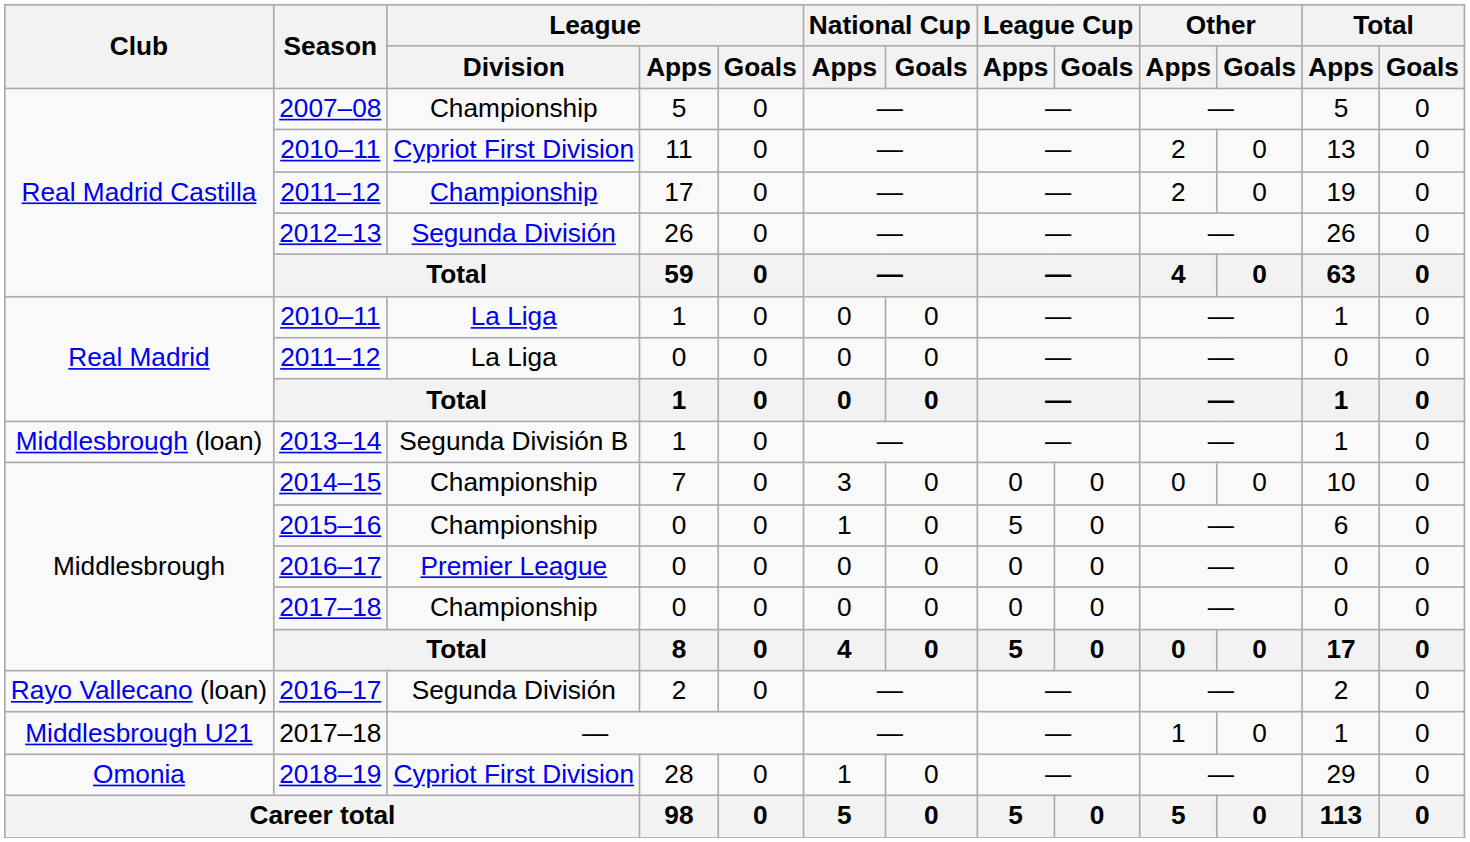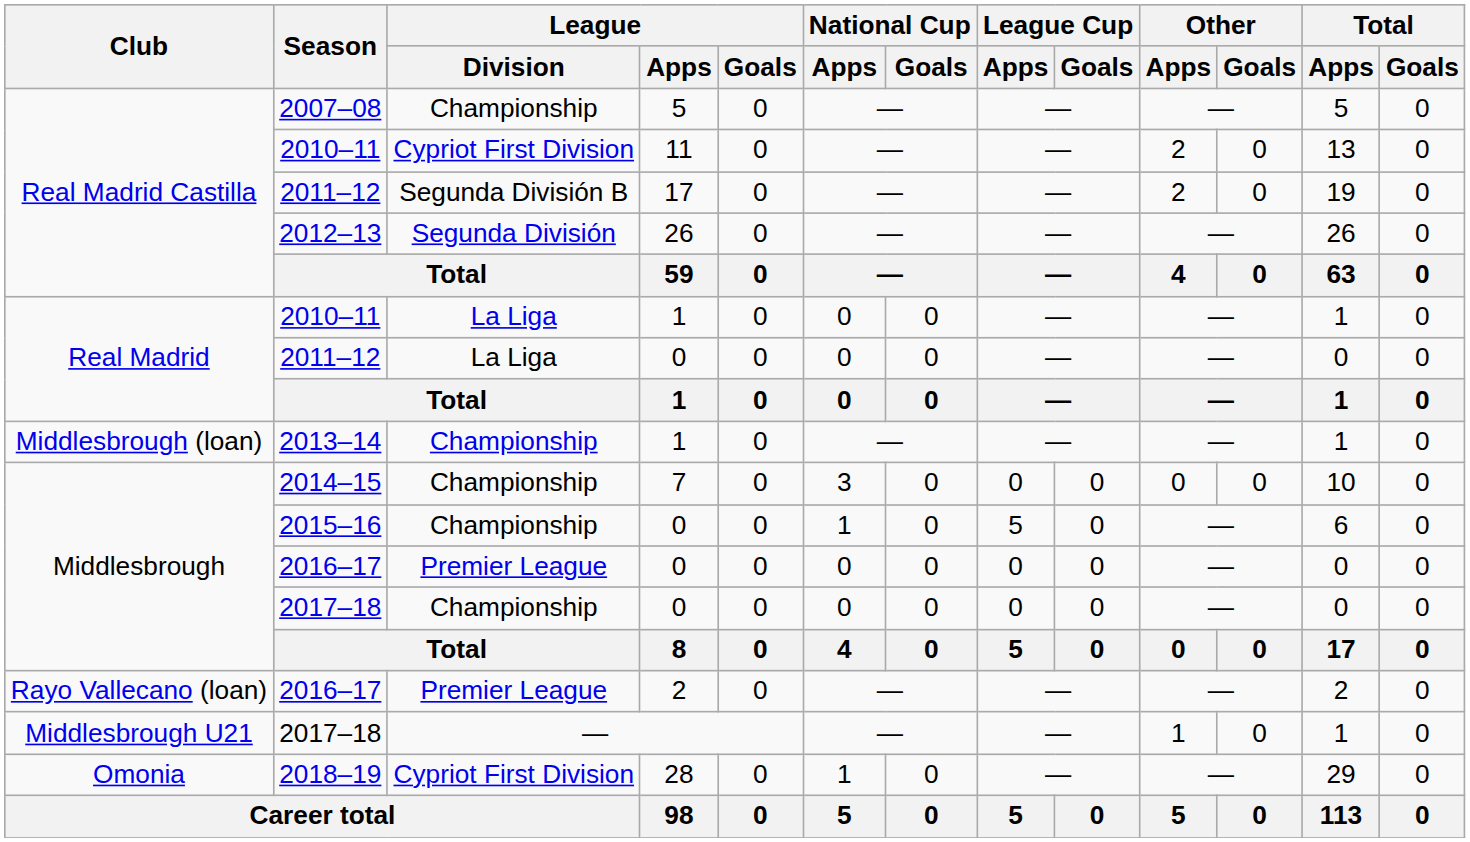(514, 191) Championship -> (514, 191) Segunda División B
(514, 441) Segunda División B -> (514, 441) Championship
(514, 691) Segunda División -> (514, 691) Premier League
